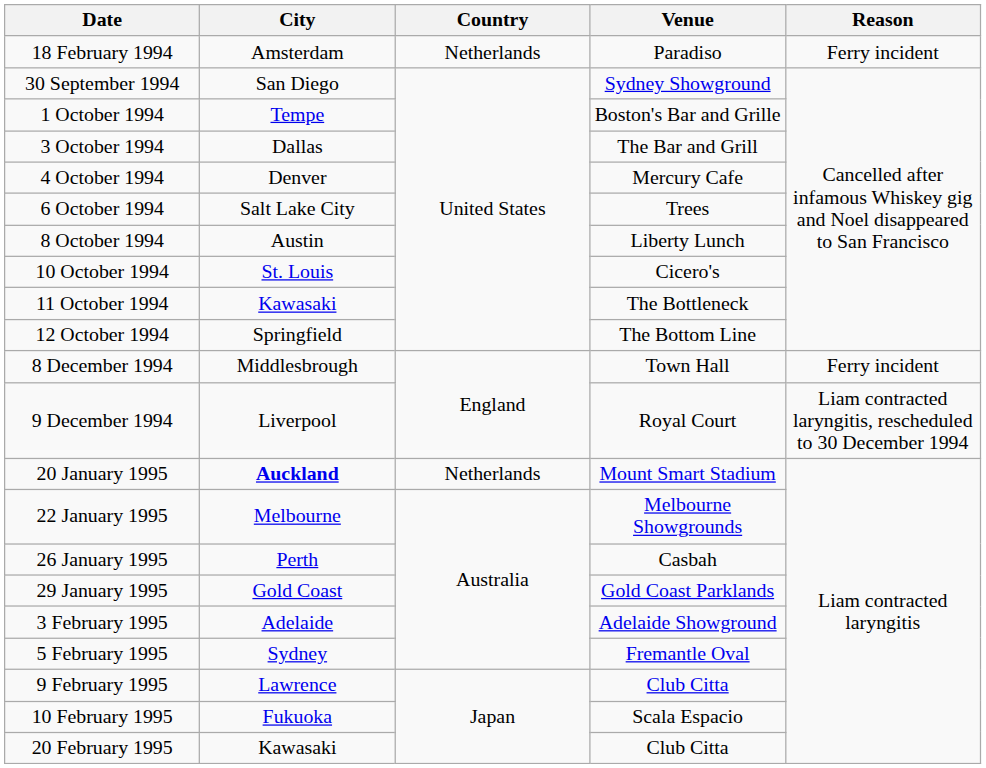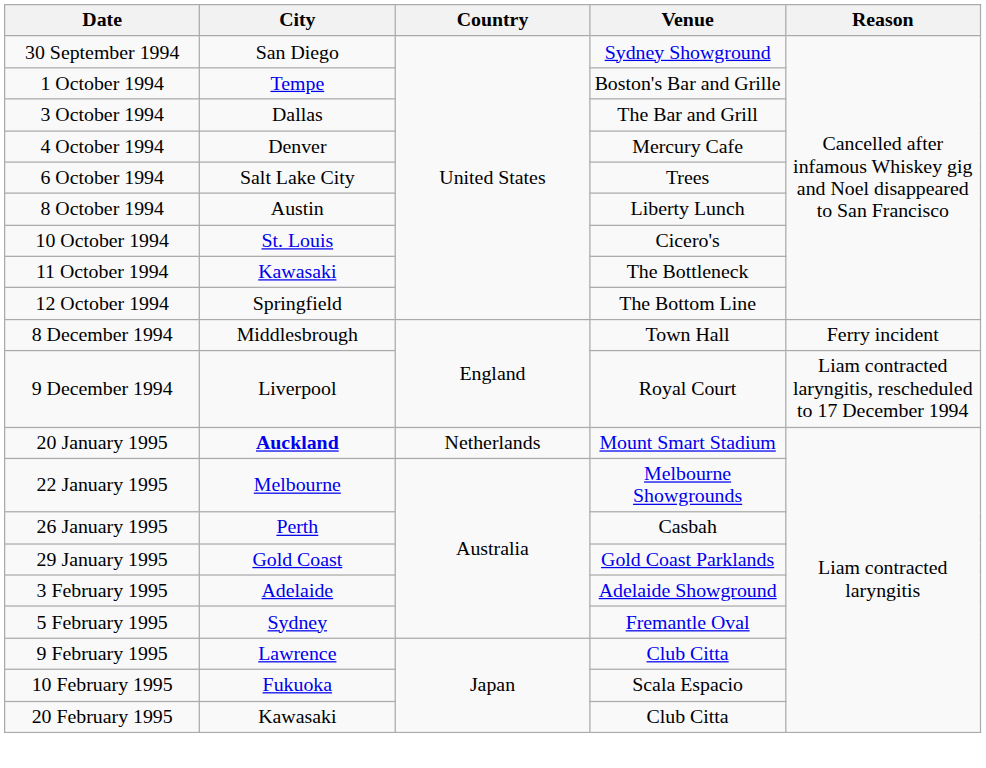- row: (102, 51)
(883, 420) Liam contracted laryngitis, rescheduled to 30 December 1994 -> (883, 388) Liam contracted laryngitis, rescheduled to 17 December 1994
